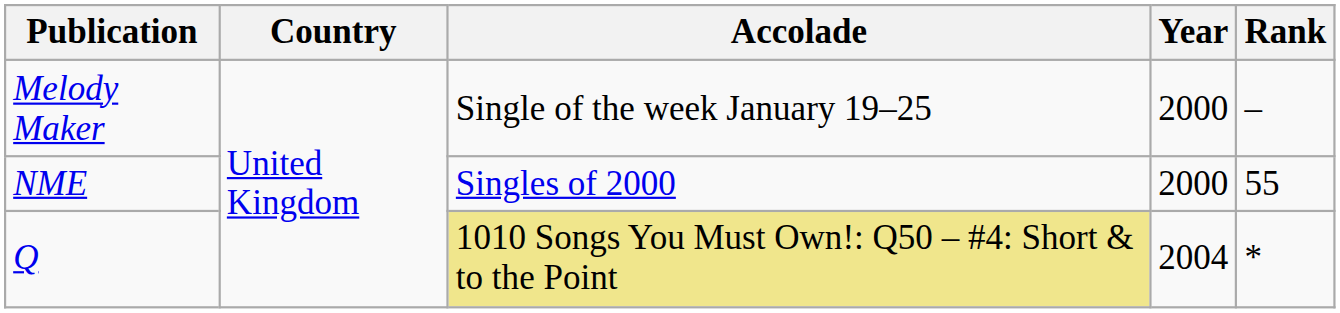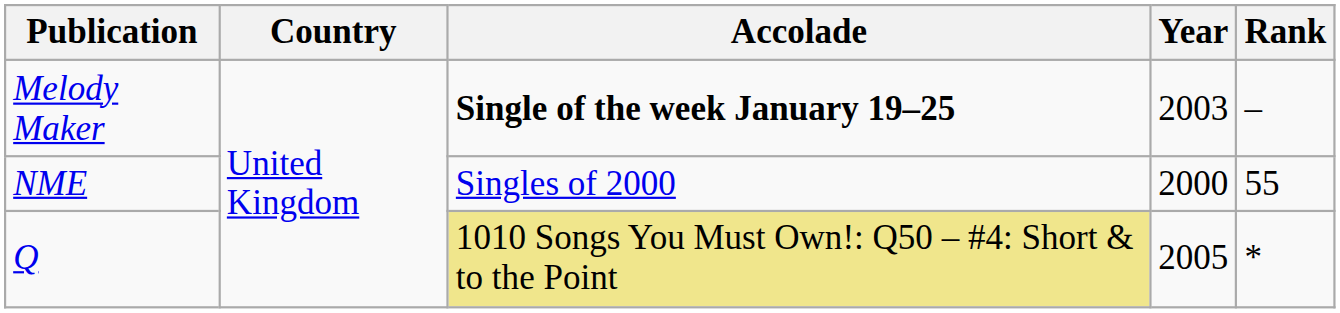(694, 107) normal -> (706, 107) bold
(1193, 107) 2000 -> (1193, 107) 2003
(1193, 258) 2004 -> (1193, 258) 2005
